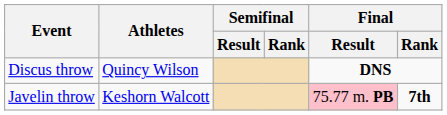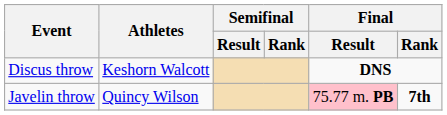(150, 70) Quincy Wilson -> (156, 70) Keshorn Walcott
(156, 97) Keshorn Walcott -> (150, 97) Quincy Wilson
